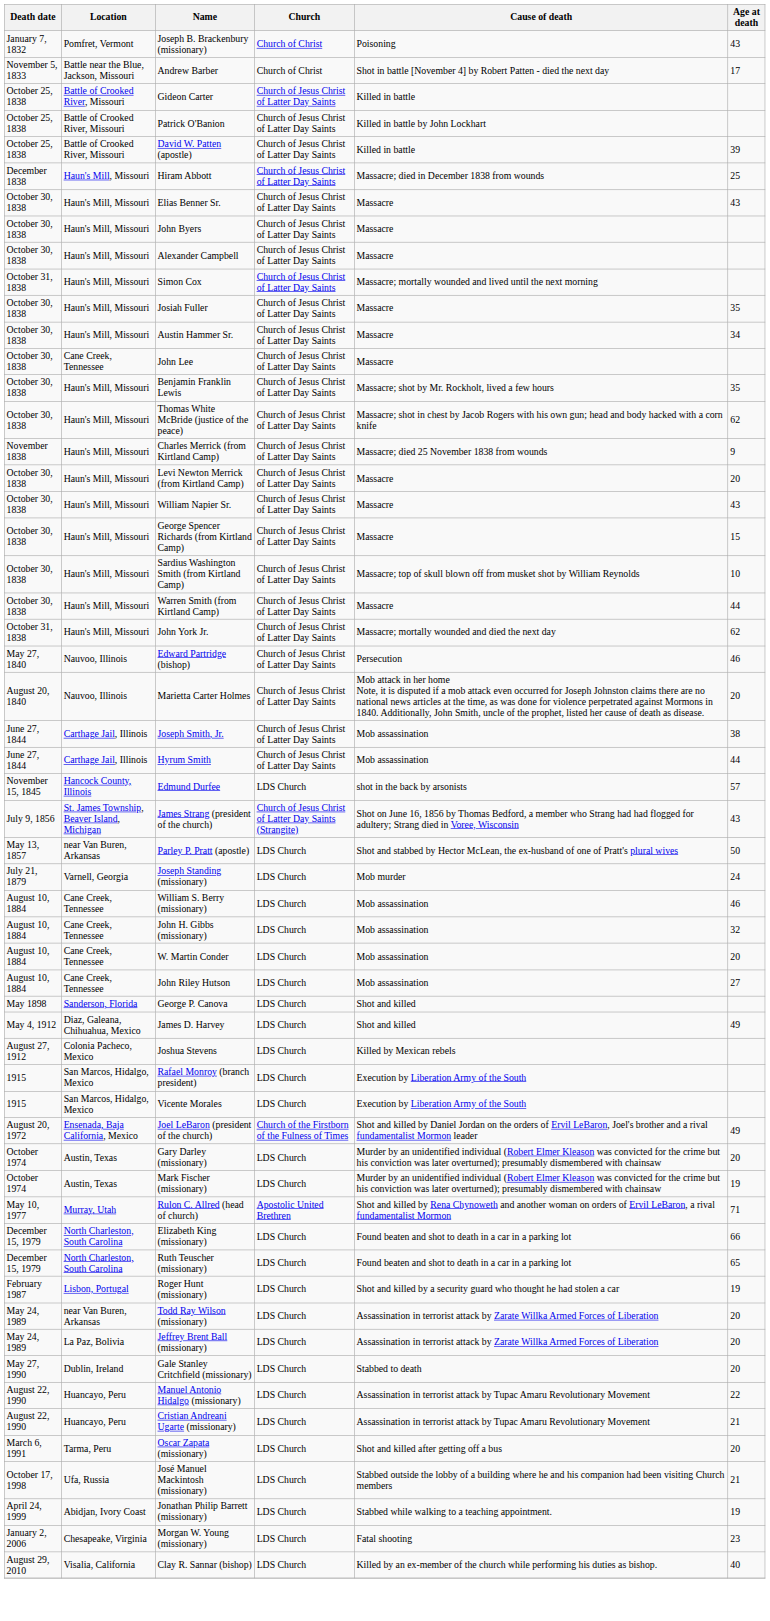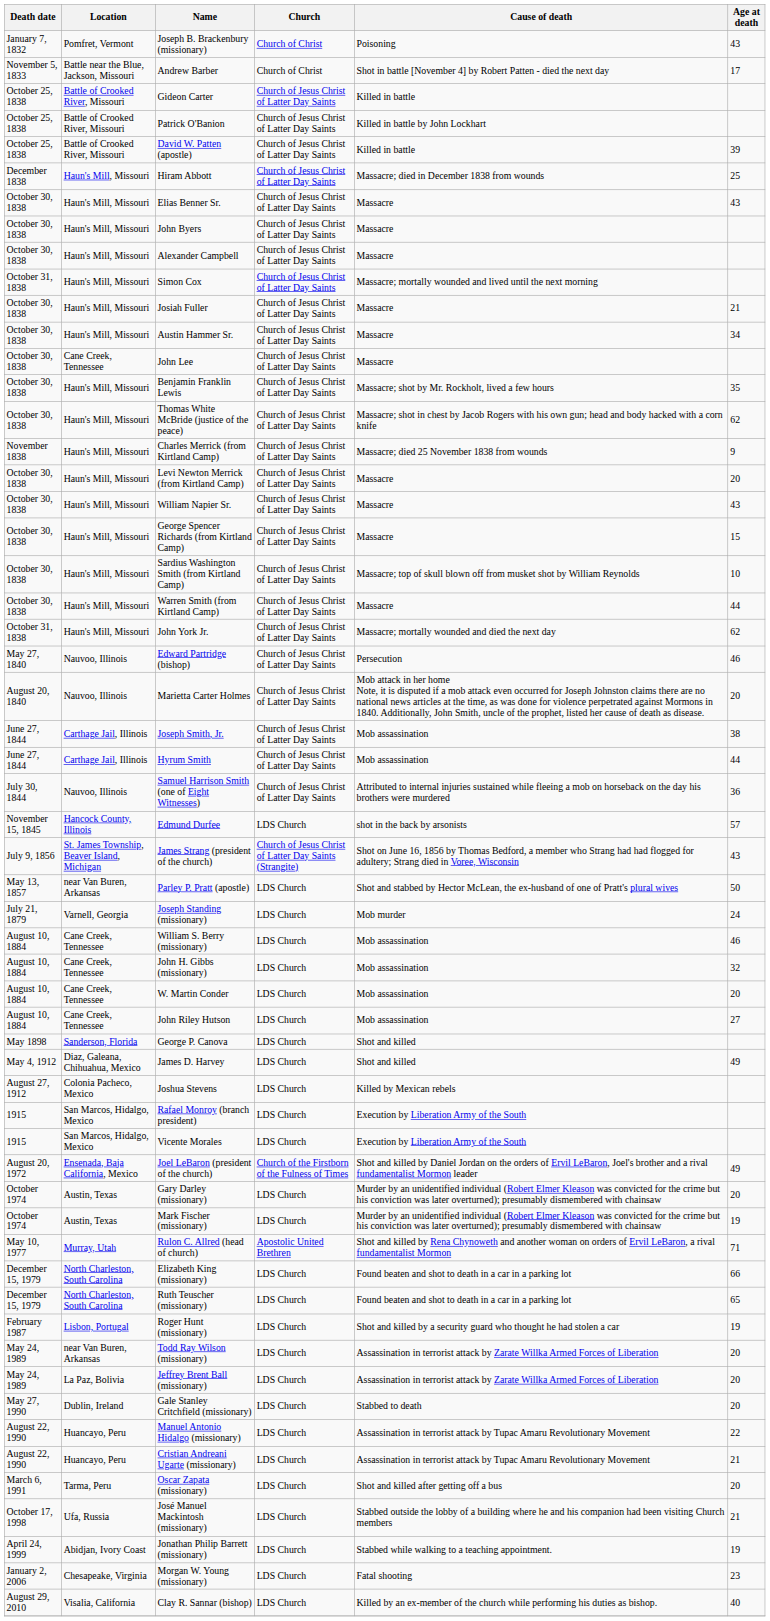(735, 308) 35 -> (735, 308) 21
+ row: (203, 792)
